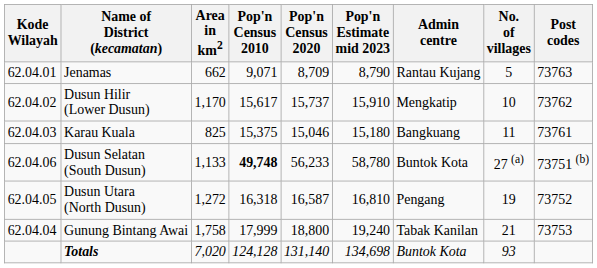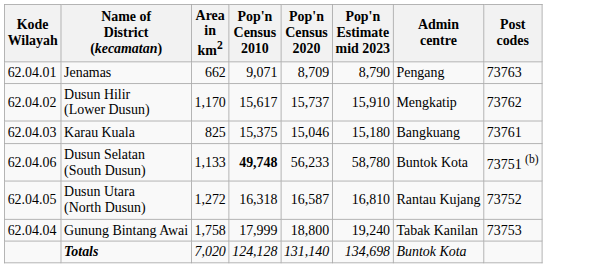- column: (509, 33)
(438, 72) Rantau Kujang -> (420, 72) Pengang
(420, 200) Pengang -> (438, 200) Rantau Kujang
